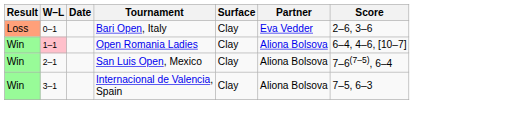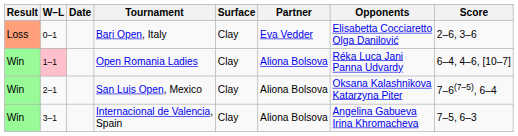+ column: (382, 12)
